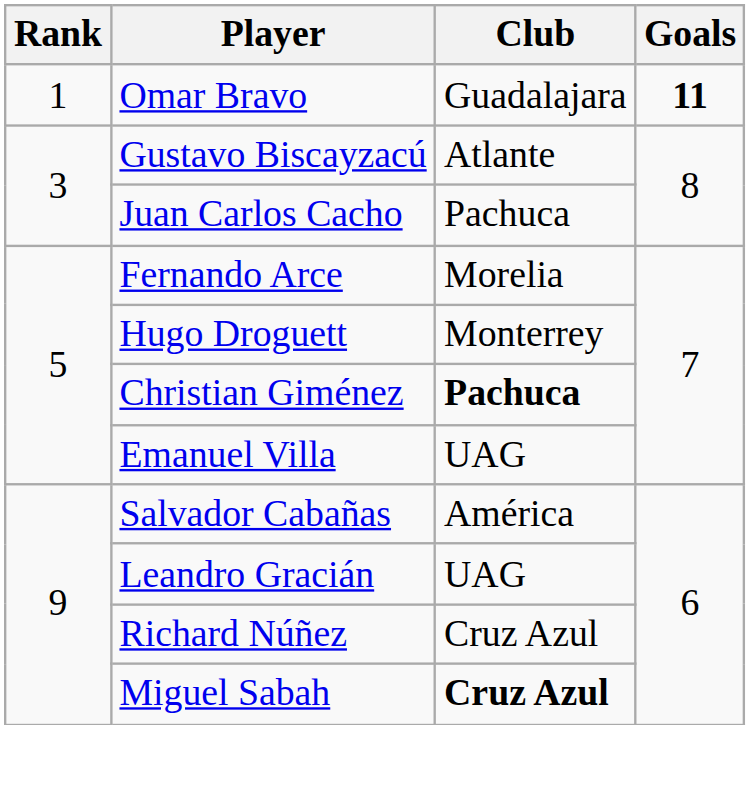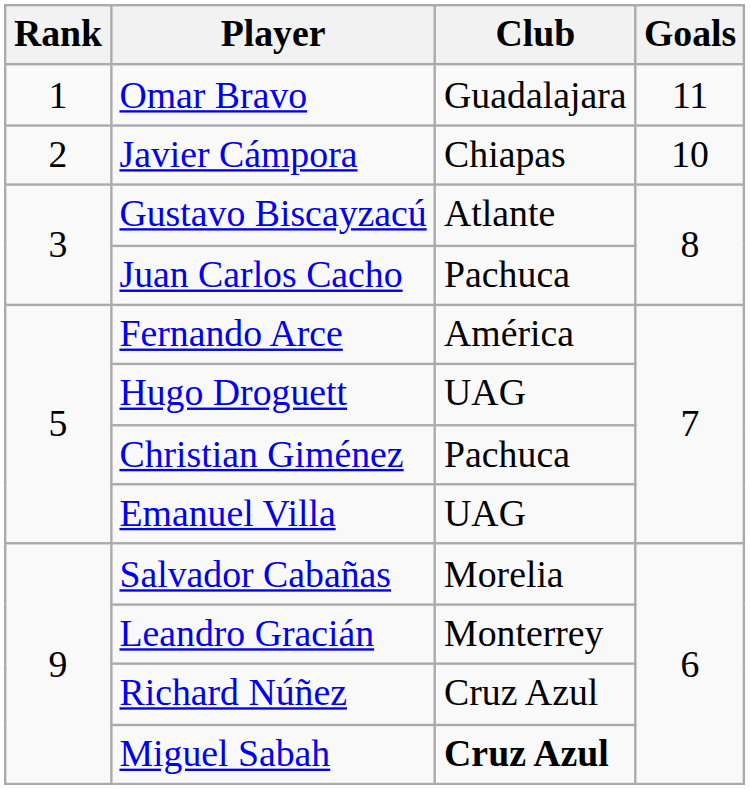(690, 94) bold -> (690, 94) normal
+ row: (238, 154)
(504, 273) Morelia -> (509, 333) América
(524, 333) Monterrey -> (485, 393) UAG
(512, 393) bold -> (507, 453) normal
(509, 513) América -> (504, 573) Morelia
(485, 573) UAG -> (524, 633) Monterrey
